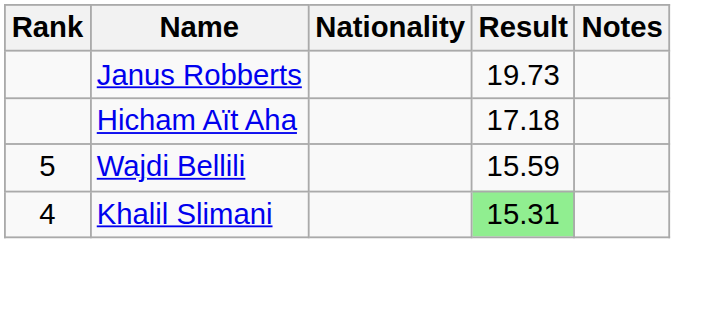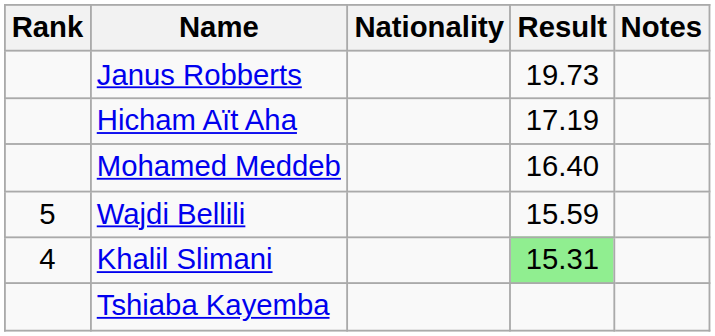(523, 120) 17.18 -> (562, 120) 17.19
+ row: (219, 167)
+ row: (213, 306)
